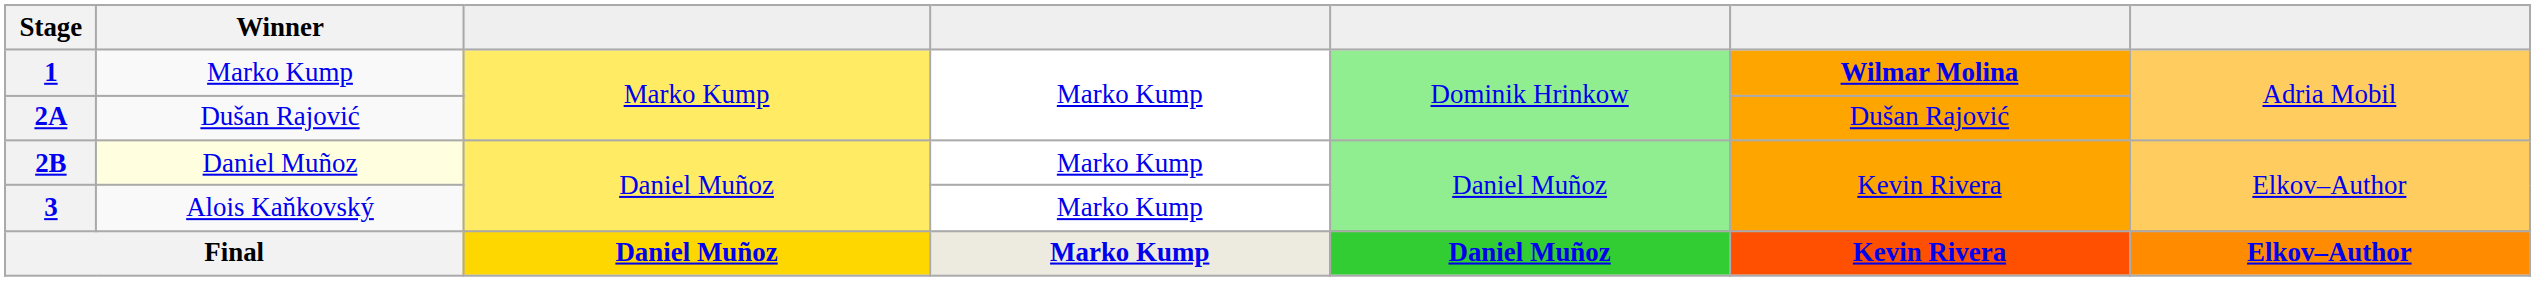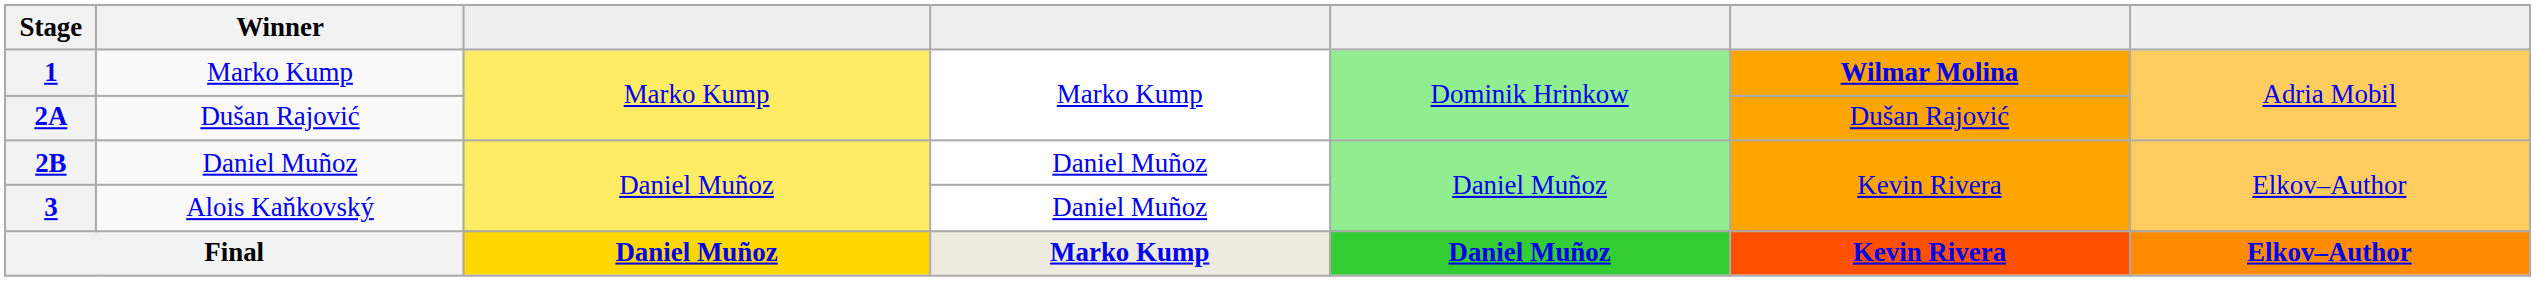(280, 162) lightyellow background -> (280, 162) no background
(1130, 162) Marko Kump -> (1130, 162) Daniel Muñoz
(1130, 207) Marko Kump -> (1130, 207) Daniel Muñoz
